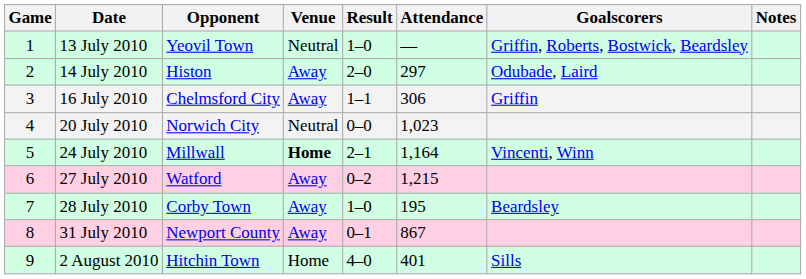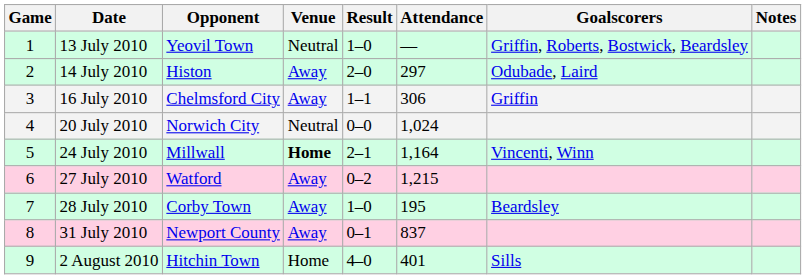(419, 125) 1,023 -> (419, 125) 1,024
(413, 233) 867 -> (413, 233) 837
